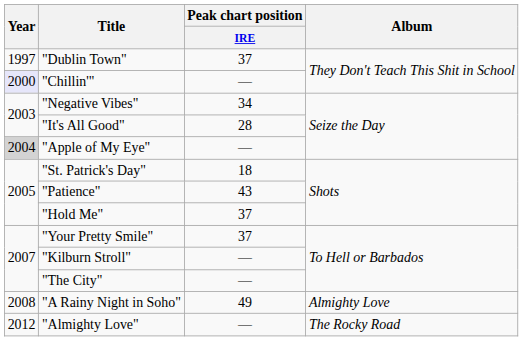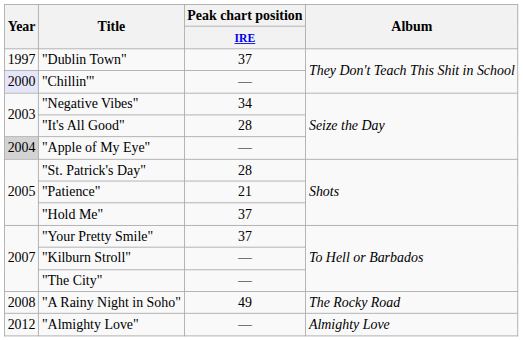(245, 170) 18 -> (245, 170) 28
(245, 192) 43 -> (245, 192) 21
(349, 302) Almighty Love -> (355, 302) The Rocky Road
(355, 324) The Rocky Road -> (349, 324) Almighty Love
